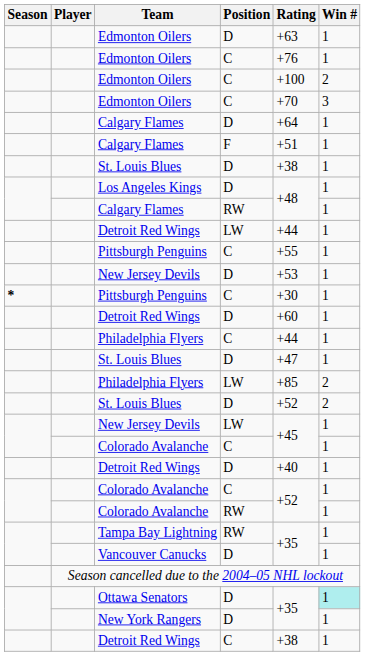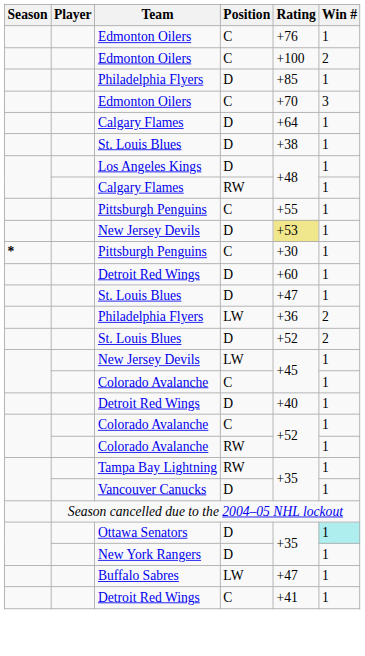- row: (145, 36)
+ row: (151, 79)
- row: (141, 144)
- row: (149, 230)
(287, 274) no background -> (287, 230) khaki background
- row: (151, 338)
(287, 381) +85 -> (287, 317) +36
+ row: (138, 576)
(287, 640) +38 -> (287, 597) +41
